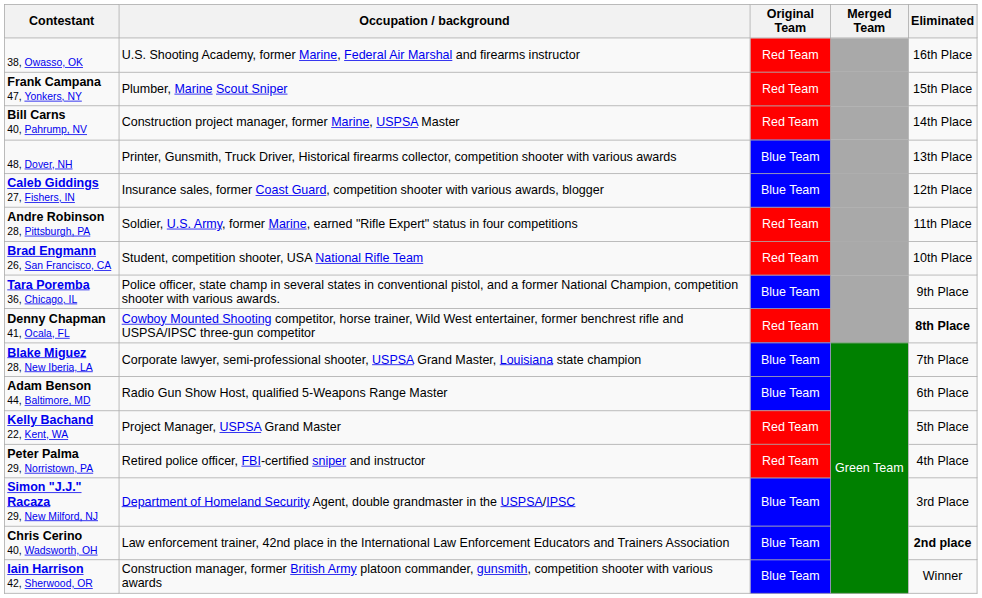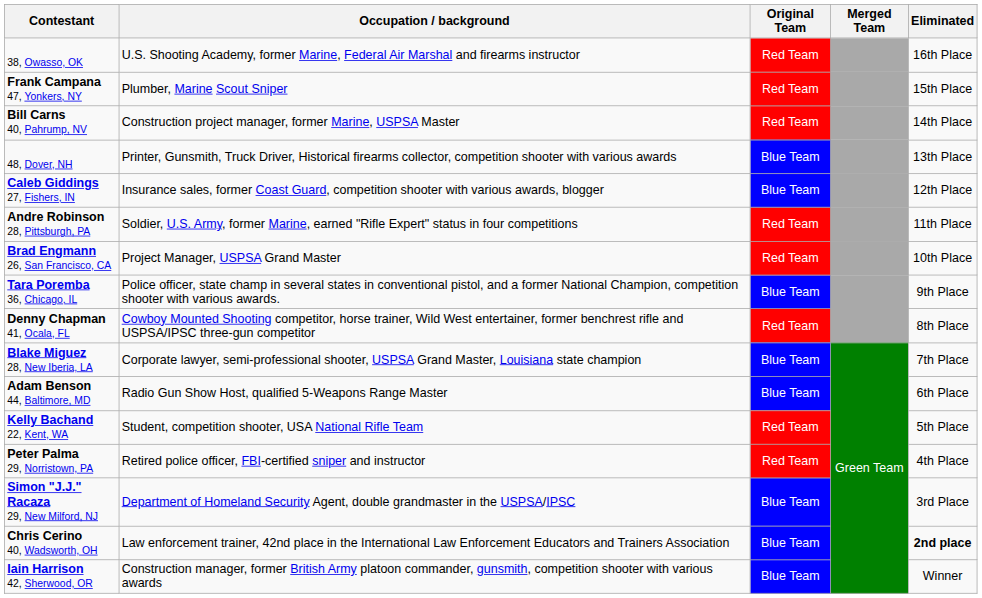(272, 258) Student, competition shooter, USA National Rifle Team -> (231, 258) Project Manager, USPSA Grand Master
(943, 325) bold -> (943, 325) normal
(231, 427) Project Manager, USPSA Grand Master -> (272, 427) Student, competition shooter, USA National Rifle Team
